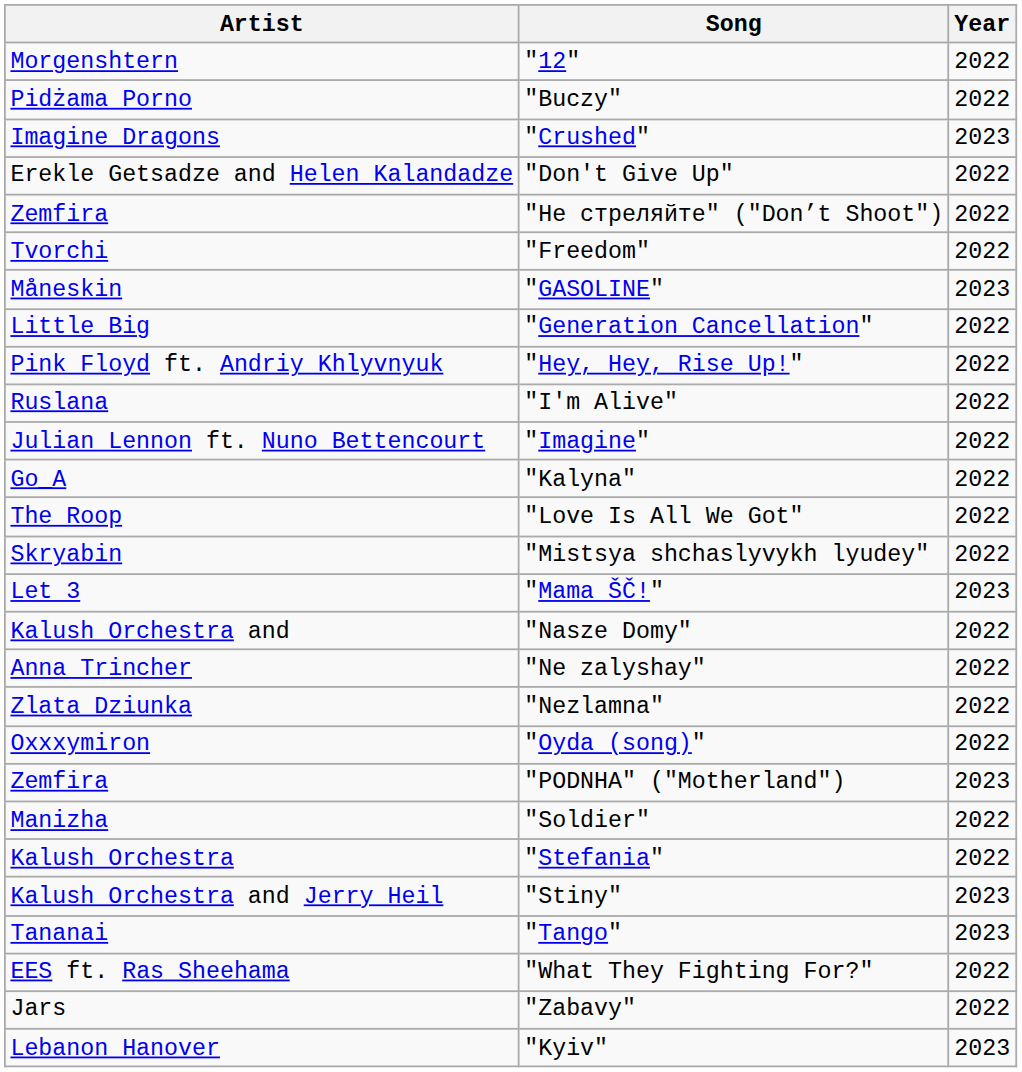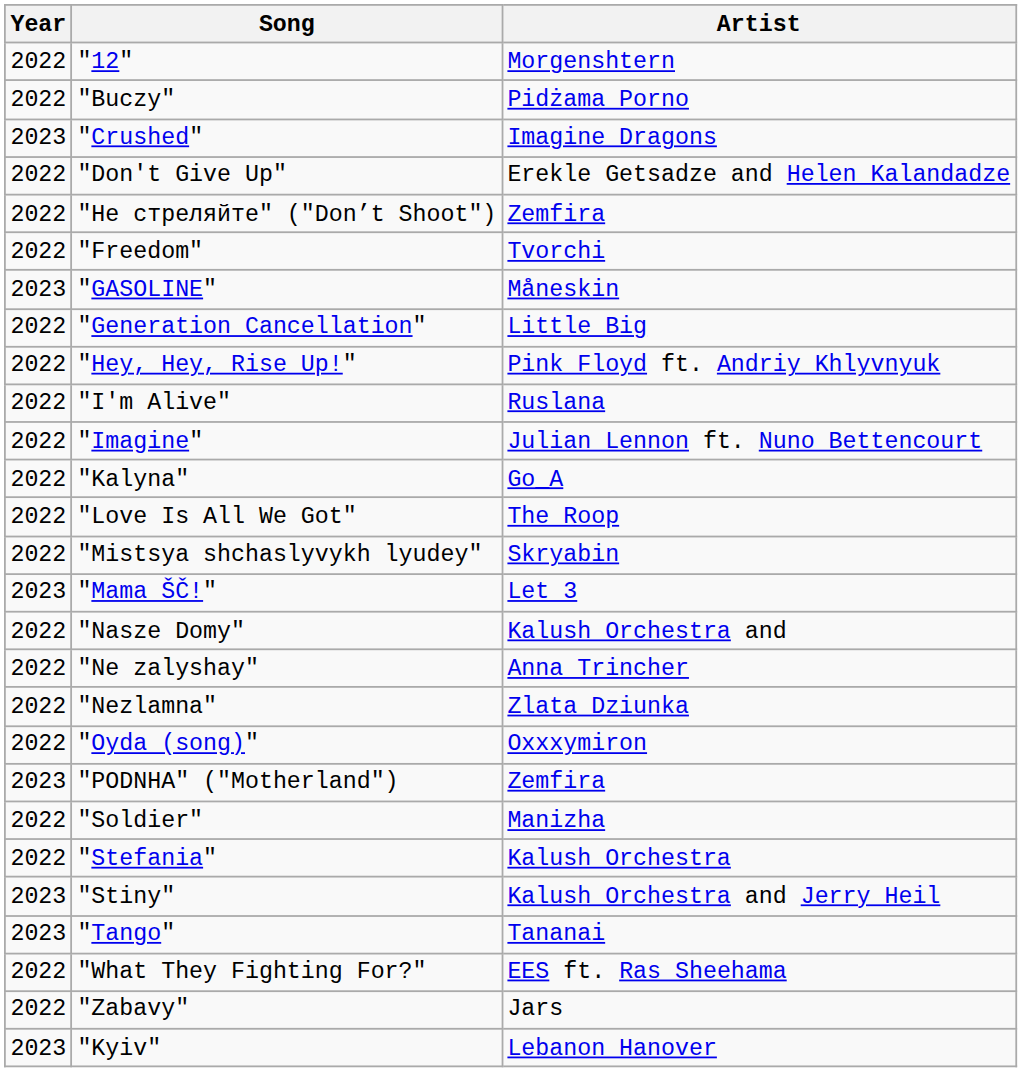columns swapped: (982, 24) <-> (262, 24)
